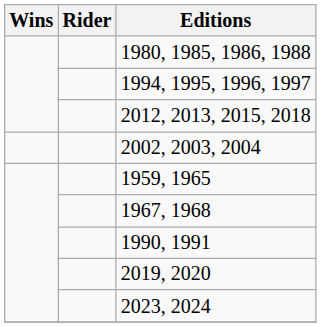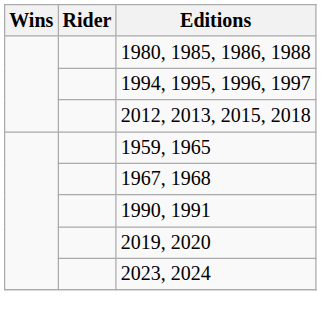- row: (191, 147)
